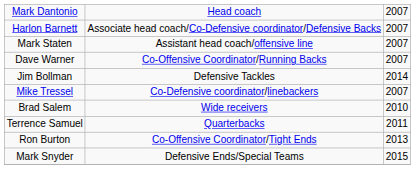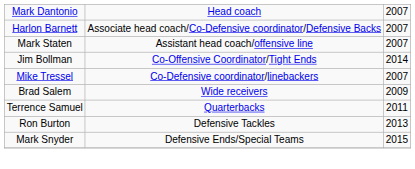- row: (45, 60)
(234, 76) Defensive Tackles -> (234, 60) Co-Offensive Coordinator/Tight Ends
(397, 108) 2010 -> (397, 92) 2009
(234, 140) Co-Offensive Coordinator/Tight Ends -> (234, 124) Defensive Tackles
